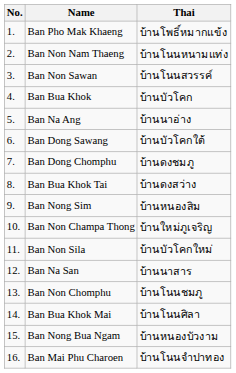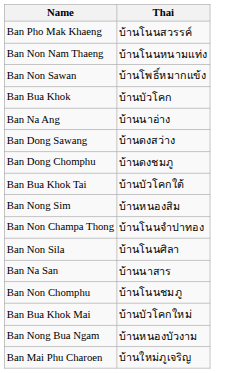- column: (15, 13)
(183, 32) บ้านโพธิ์หมากแข้ง -> (156, 32) บ้านโนนสวรรค์
(176, 76) บ้านโนนสวรรค์ -> (163, 76) บ้านโพธิ์หมากแข้ง
(172, 141) บ้านบัวโคกใต้ -> (147, 141) บ้านดงสว่าง
(168, 184) บ้านดงสว่าง -> (152, 184) บ้านบัวโคกใต้
(176, 227) บ้านใหม่ภูเจริญ -> (162, 227) บ้านโนนจำปาทอง
(176, 249) บ้านบัวโคกใหม่ -> (149, 249) บ้านโนนศิลา
(170, 314) บ้านโนนศิลา -> (156, 314) บ้านบัวโคกใหม่
(182, 358) บ้านโนนจำปาทอง -> (155, 358) บ้านใหม่ภูเจริญ
